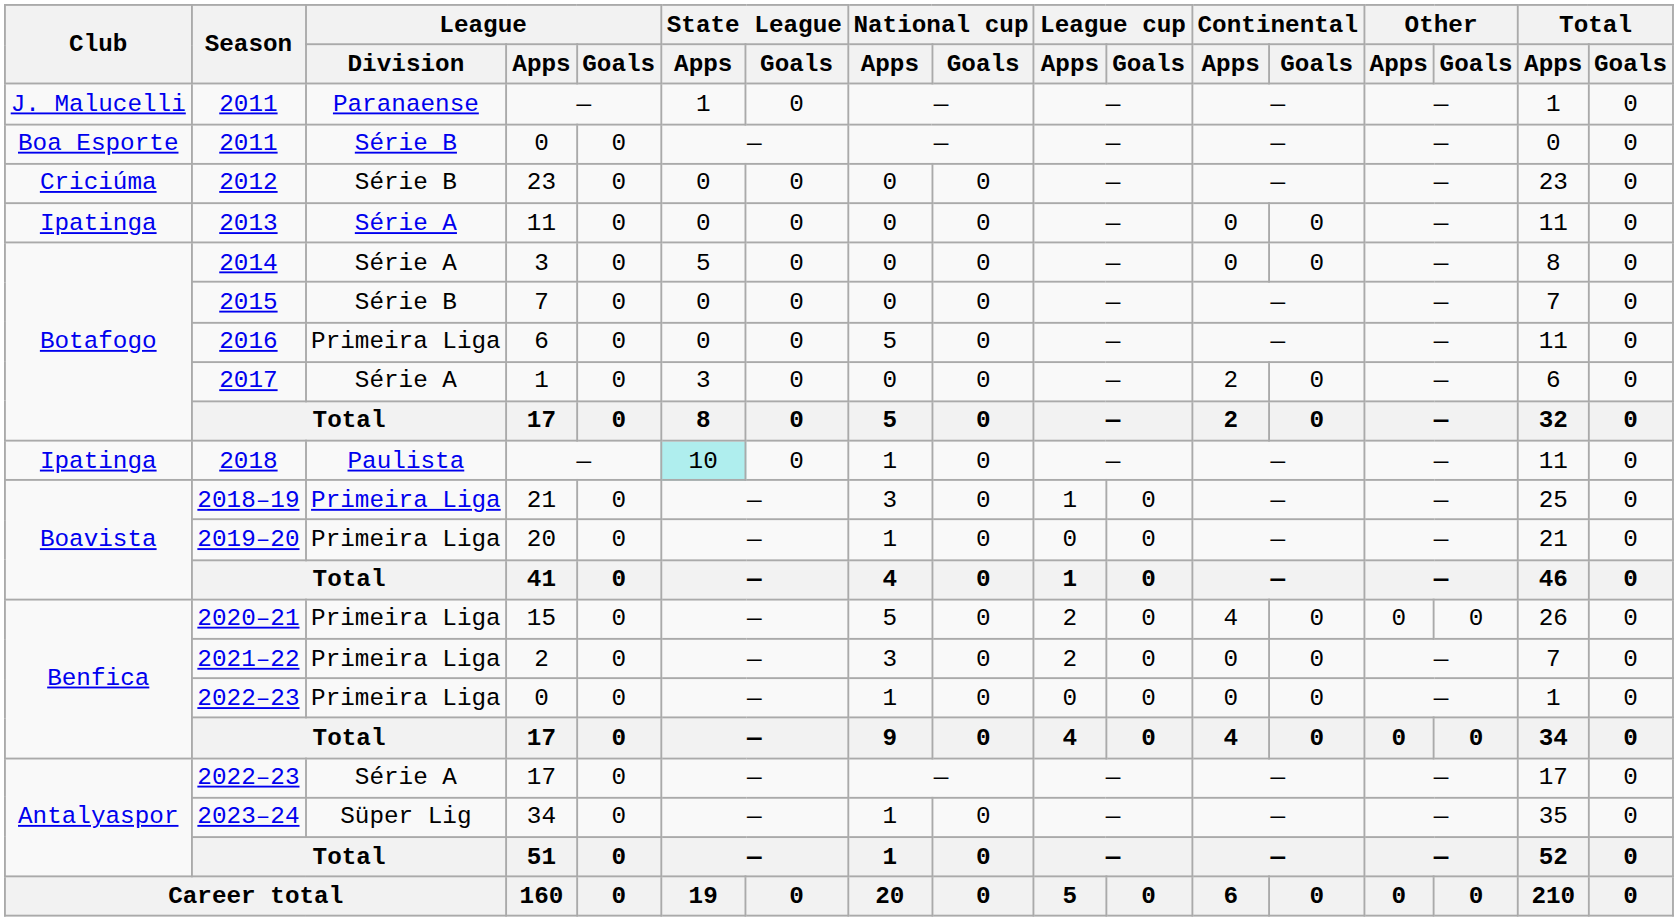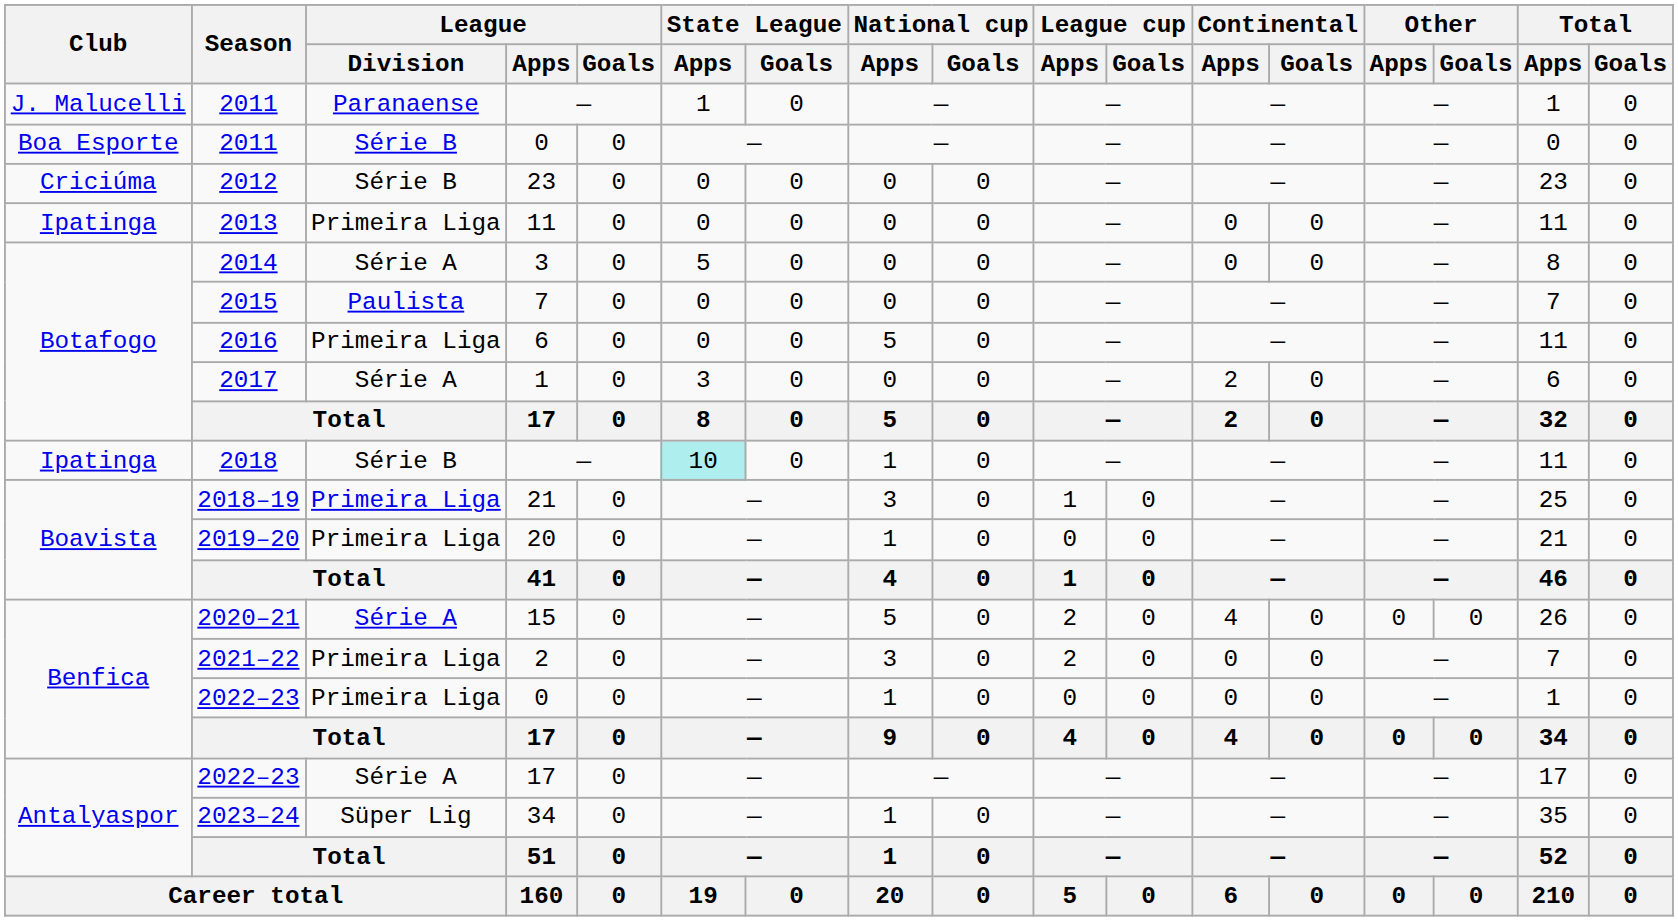(406, 223) Série A -> (406, 223) Primeira Liga
(406, 302) Série B -> (406, 302) Paulista
(406, 461) Paulista -> (406, 461) Série B
(406, 619) Primeira Liga -> (406, 619) Série A
